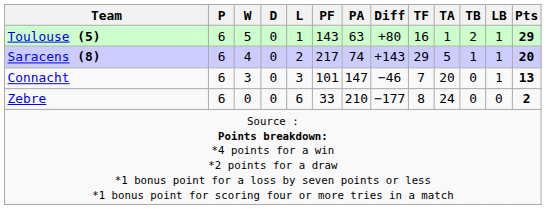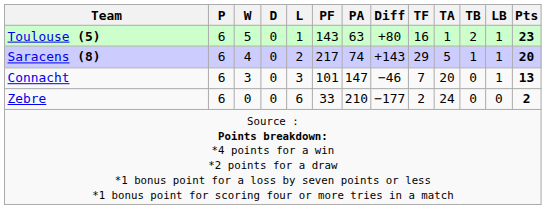(527, 36) 29 -> (527, 36) 23
(421, 99) 8 -> (421, 99) 2
